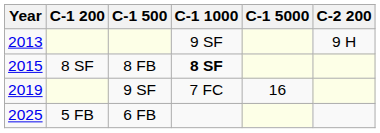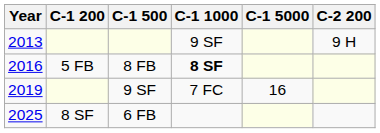(25, 66) 2015 -> (25, 66) 2016
(77, 66) 8 SF -> (77, 66) 5 FB
(77, 115) 5 FB -> (77, 115) 8 SF
